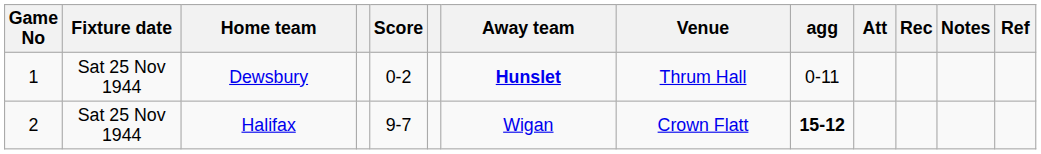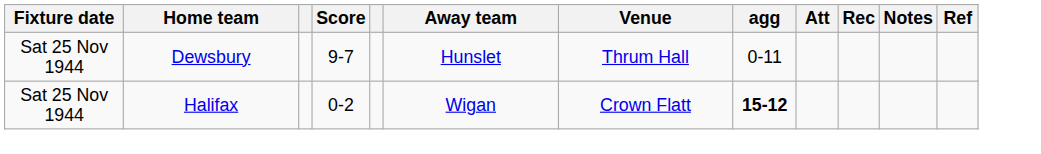- column: (33, 28)
(398, 76) 0-2 -> (341, 56) 9-7
(528, 76) bold -> (471, 56) normal
(398, 124) 9-7 -> (341, 104) 0-2
